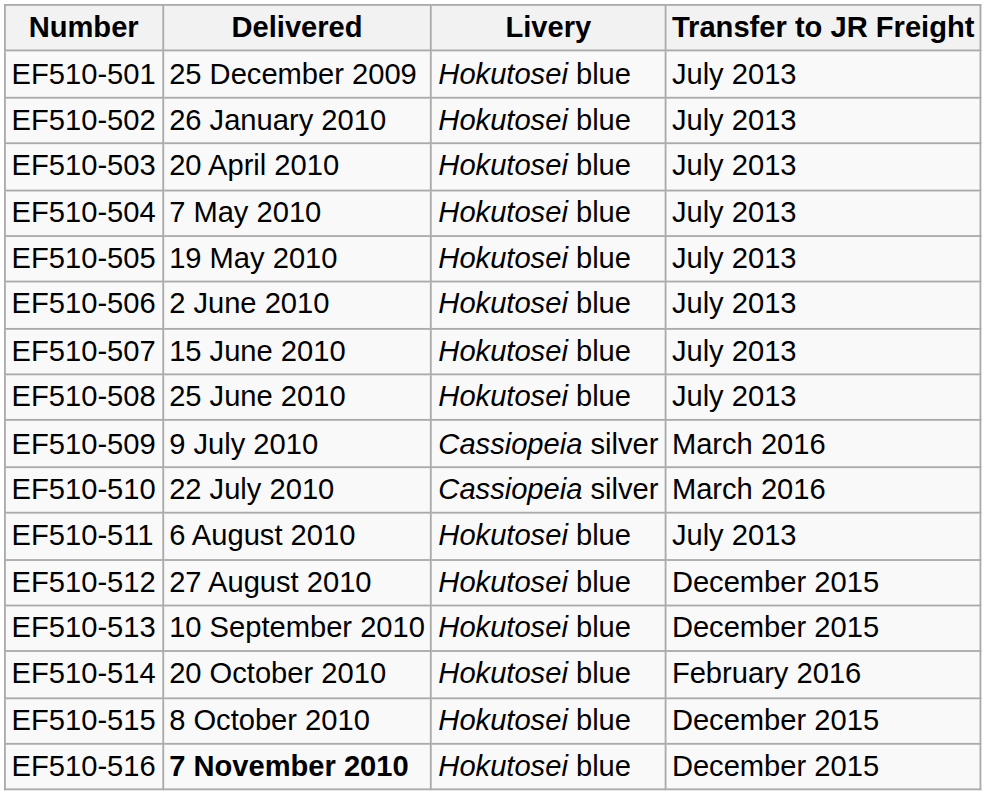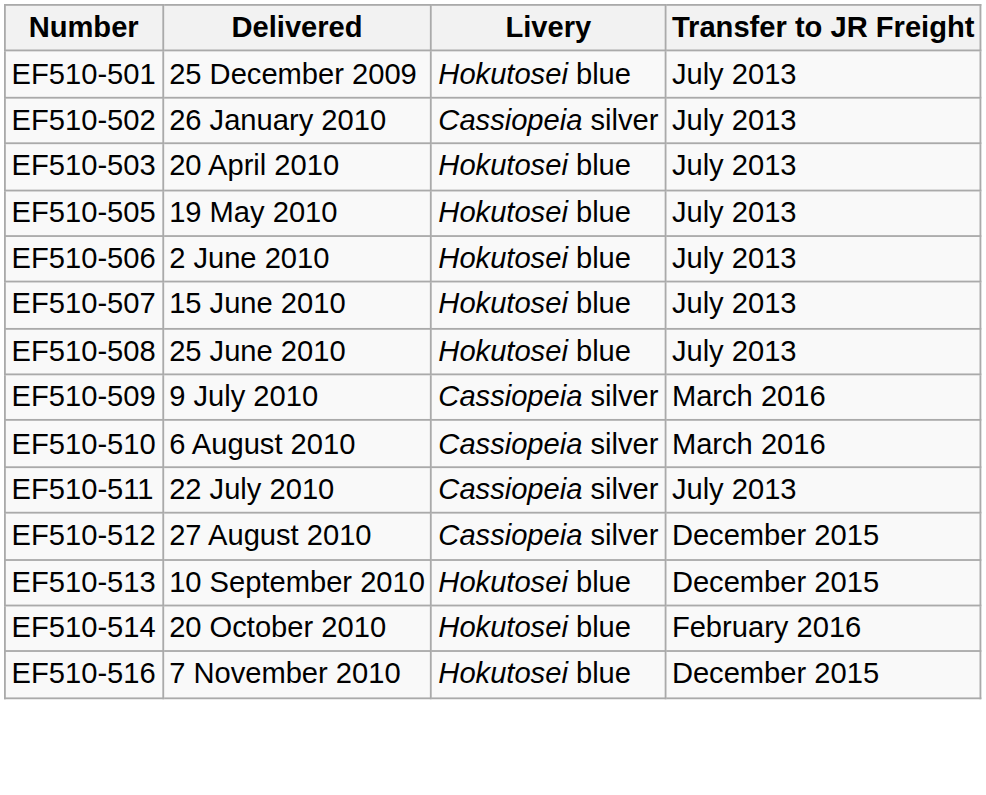(535, 119) Hokutosei blue -> (548, 119) Cassiopeia silver
- row: (84, 212)
(252, 489) 22 July 2010 -> (262, 443) 6 August 2010
(262, 535) 6 August 2010 -> (252, 489) 22 July 2010
(535, 535) Hokutosei blue -> (548, 489) Cassiopeia silver
(535, 581) Hokutosei blue -> (548, 535) Cassiopeia silver
- row: (84, 720)
(289, 766) bold -> (285, 674) normal
